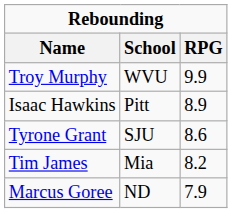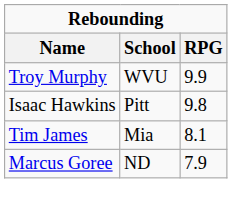(196, 105) 8.9 -> (196, 105) 9.8
- row: (58, 134)
(196, 163) 8.2 -> (196, 134) 8.1
